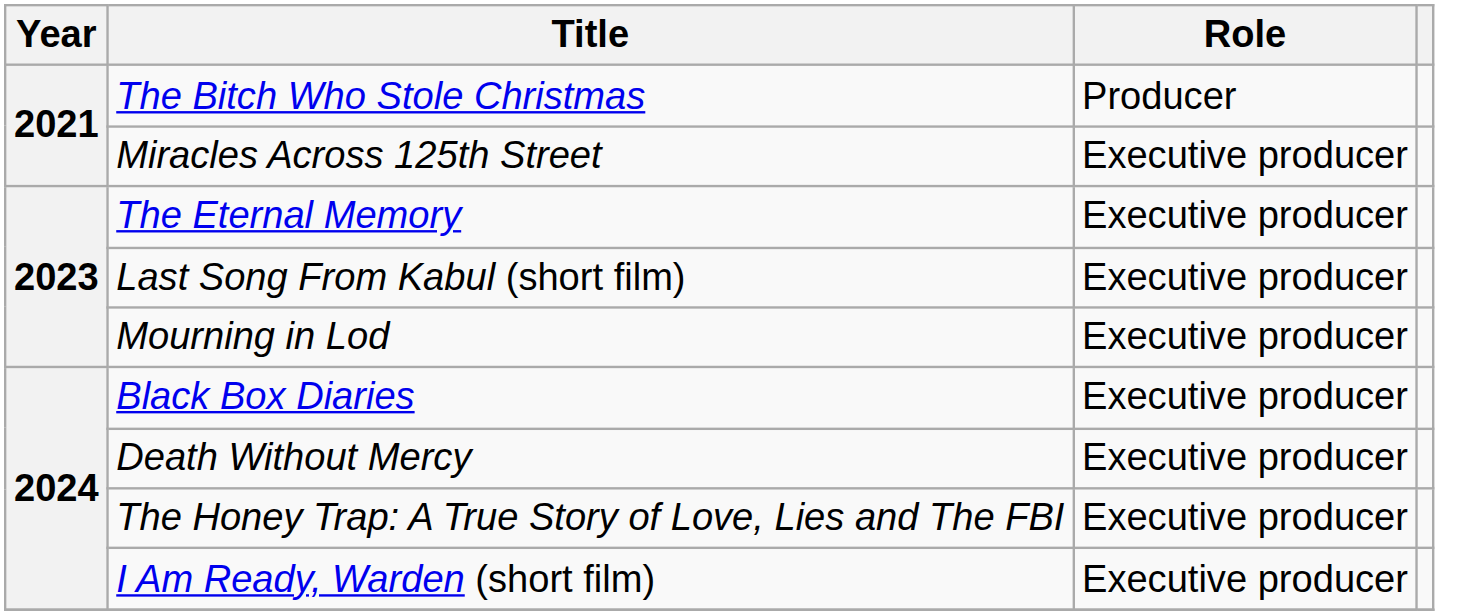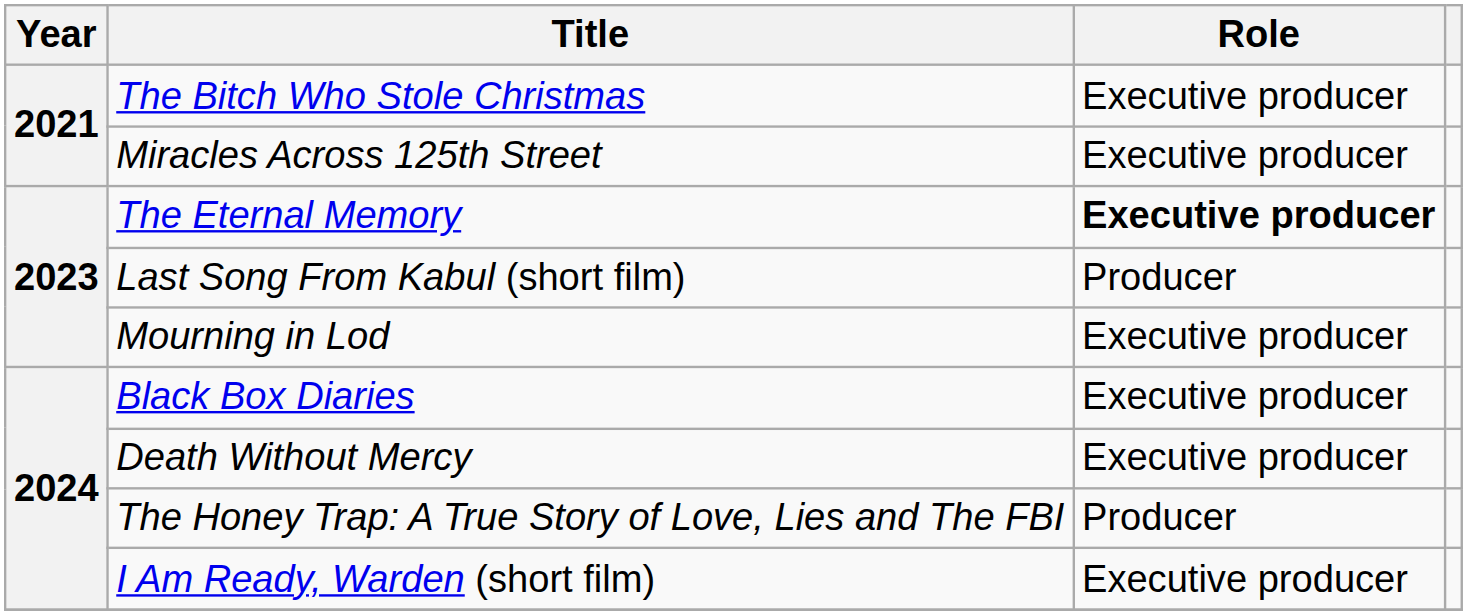(1159, 95) Producer -> (1245, 95) Executive producer
(1245, 215) normal -> (1259, 215) bold
(1245, 276) Executive producer -> (1159, 276) Producer
(1245, 517) Executive producer -> (1159, 517) Producer
